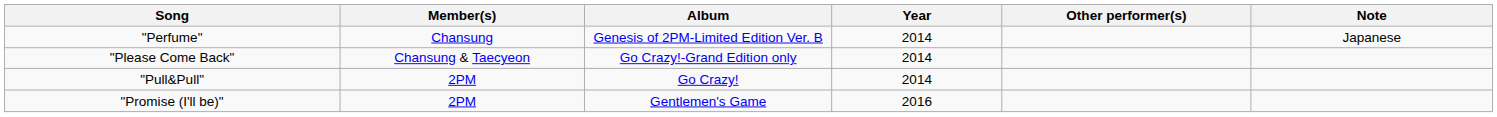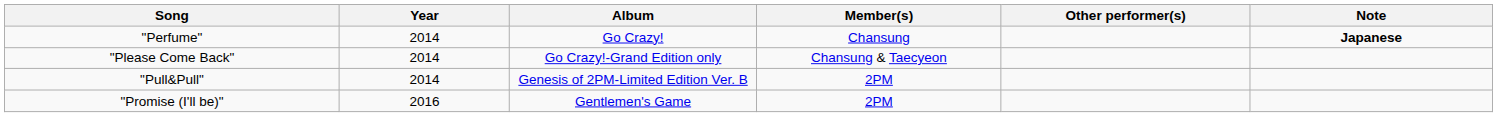columns swapped: (462, 15) <-> (917, 15)
(708, 37) Genesis of 2PM-Limited Edition Ver. B -> (633, 37) Go Crazy!
(1372, 37) normal -> (1371, 37) bold
(708, 79) Go Crazy! -> (633, 79) Genesis of 2PM-Limited Edition Ver. B
